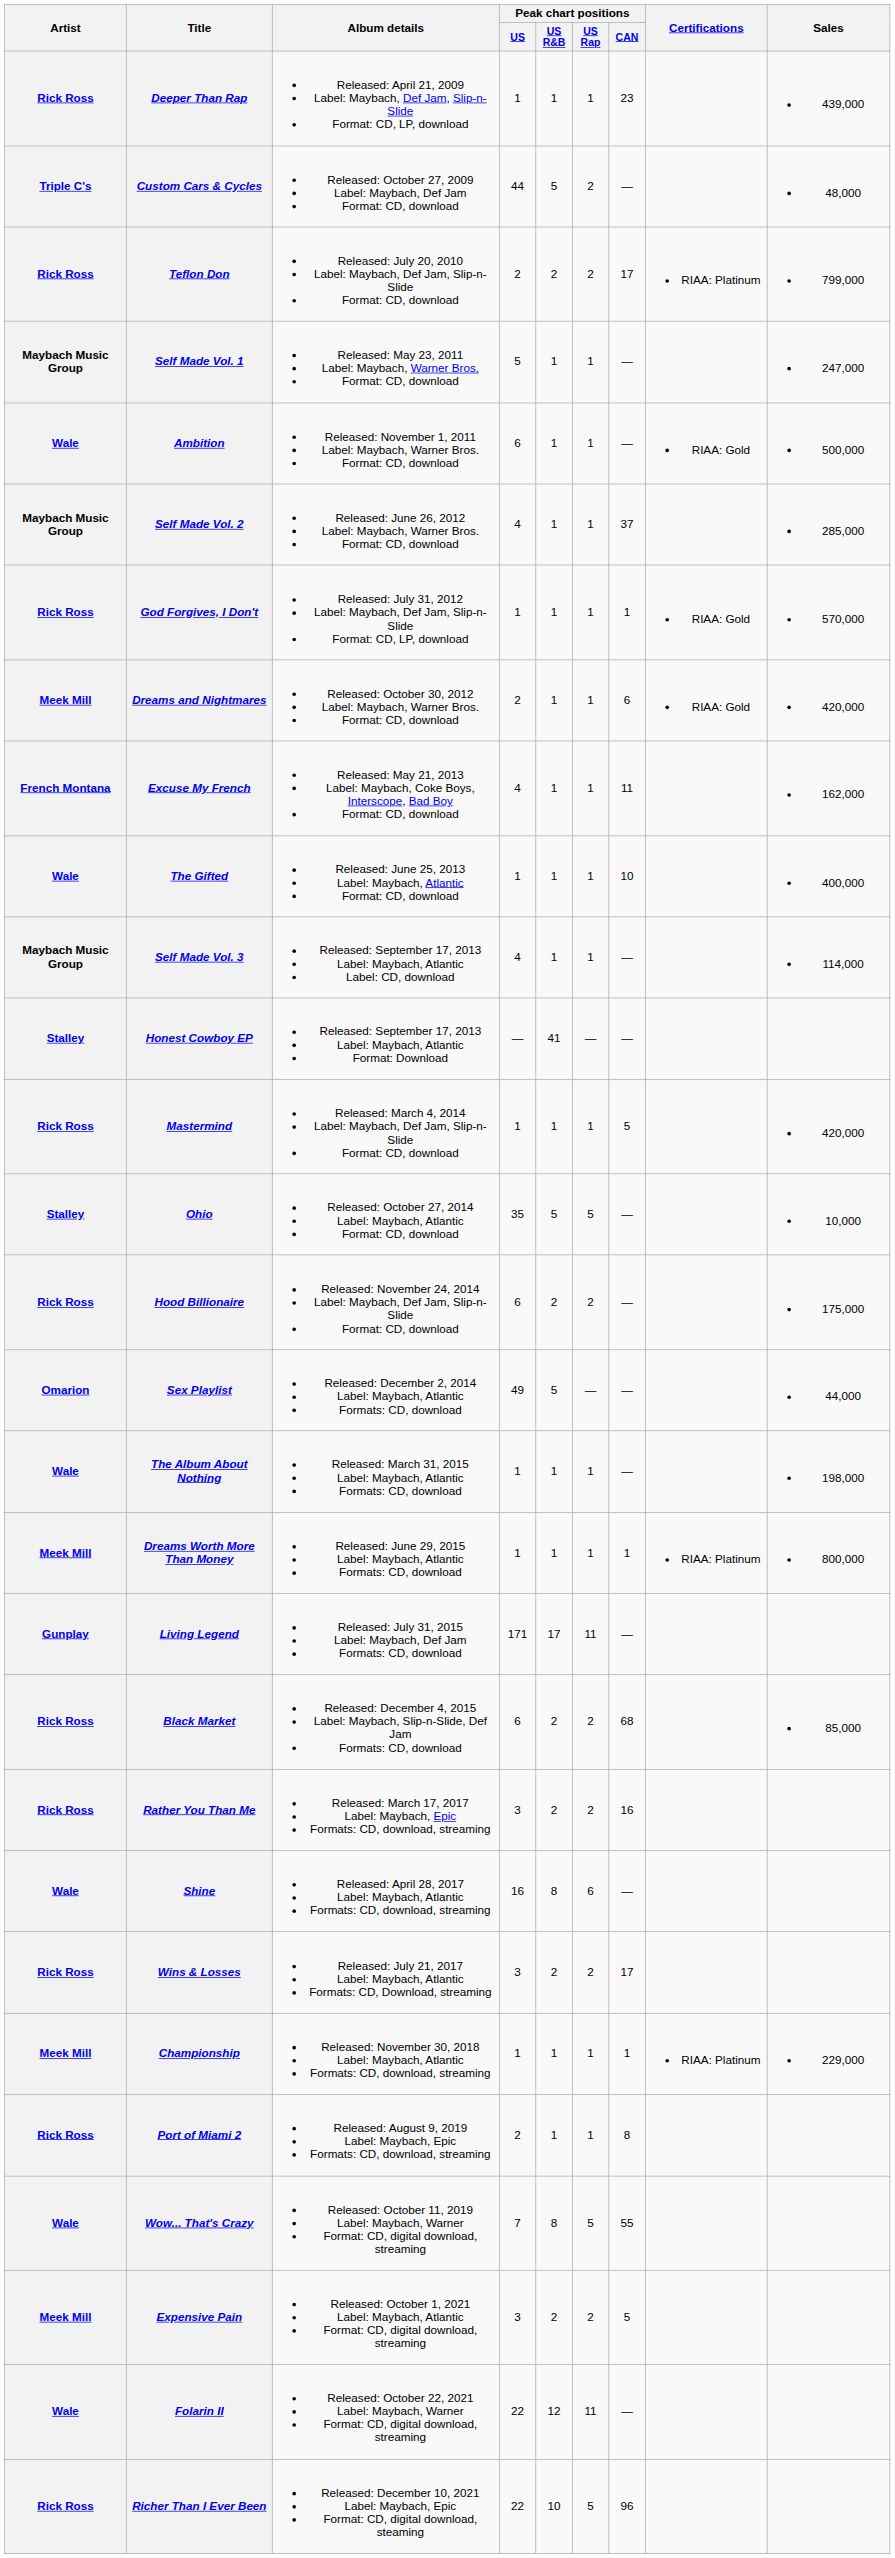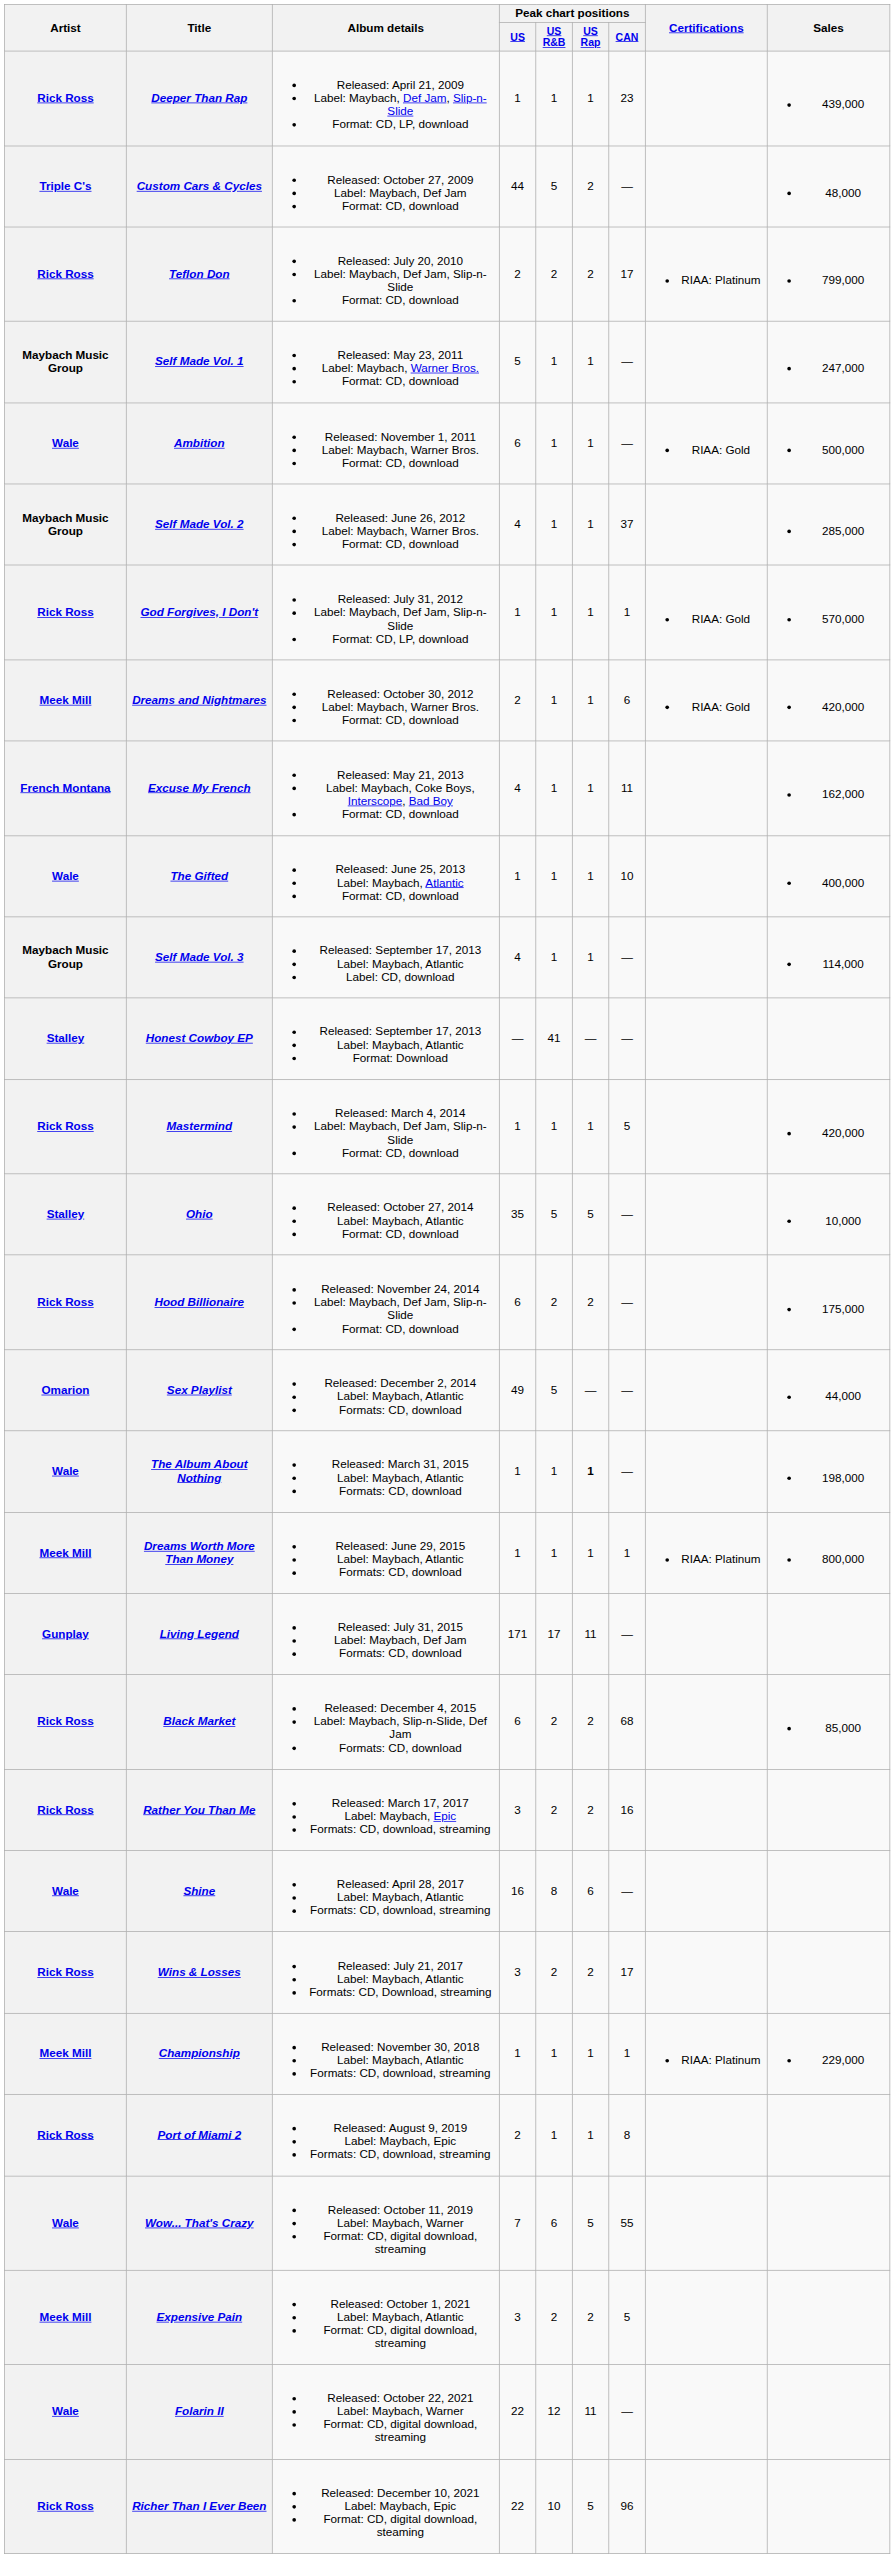(591, 1471) normal -> (591, 1471) bold
(554, 2223) 8 -> (554, 2223) 6
